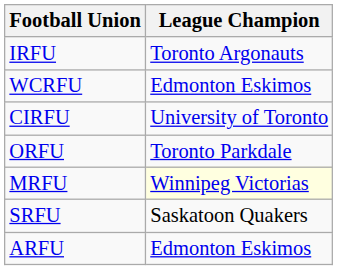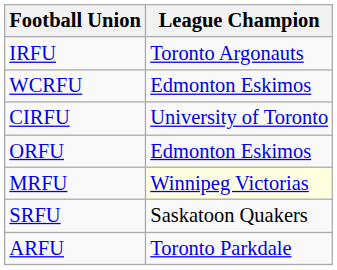(221, 150) Toronto Parkdale -> (231, 150) Edmonton Eskimos
(231, 248) Edmonton Eskimos -> (221, 248) Toronto Parkdale
